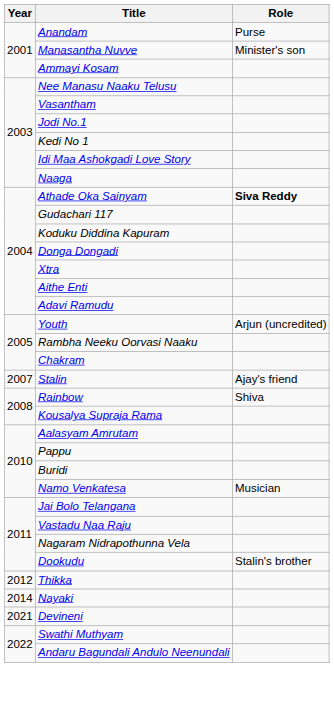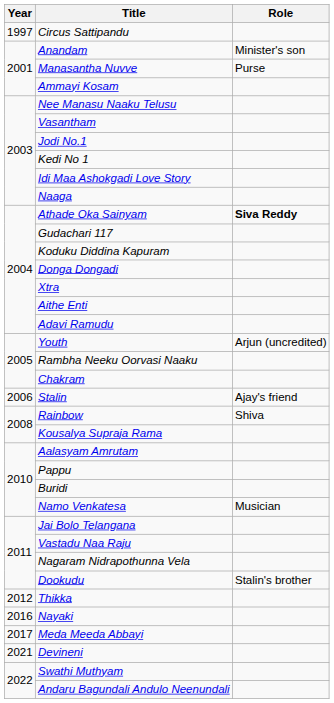+ row: (83, 31)
(250, 31) Purse -> (270, 50) Minister's son
(270, 50) Minister's son -> (250, 68) Purse
(20, 379) 2007 -> (20, 397) 2006
(20, 598) 2014 -> (20, 616) 2016
+ row: (91, 634)
